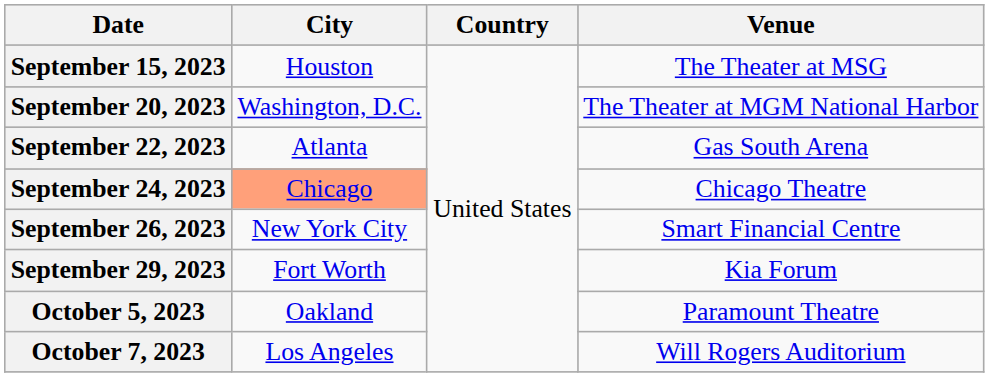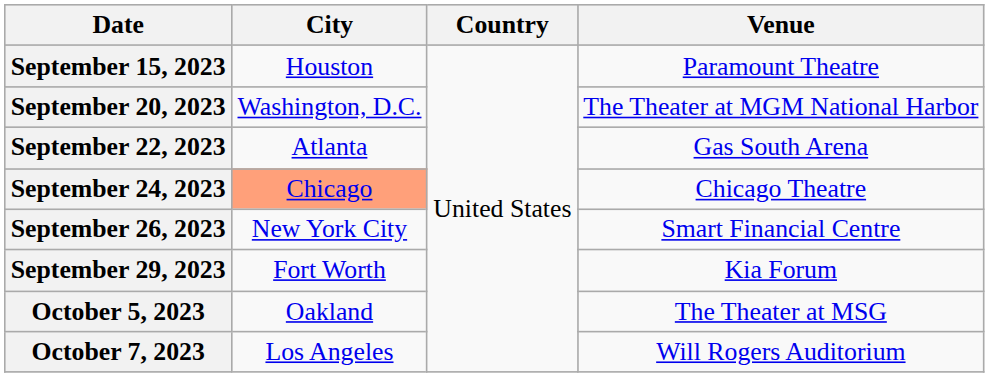(781, 65) The Theater at MSG -> (781, 65) Paramount Theatre
(781, 310) Paramount Theatre -> (781, 310) The Theater at MSG
